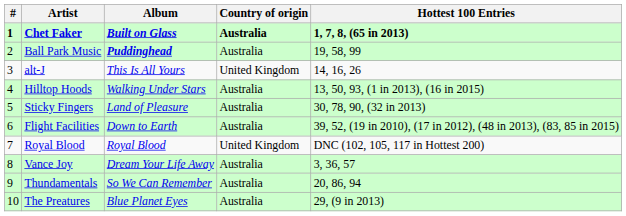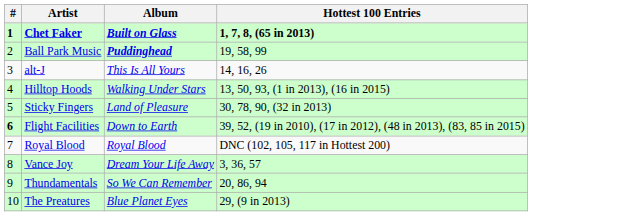- column: (264, 13)
(10, 126) normal -> (10, 126) bold
